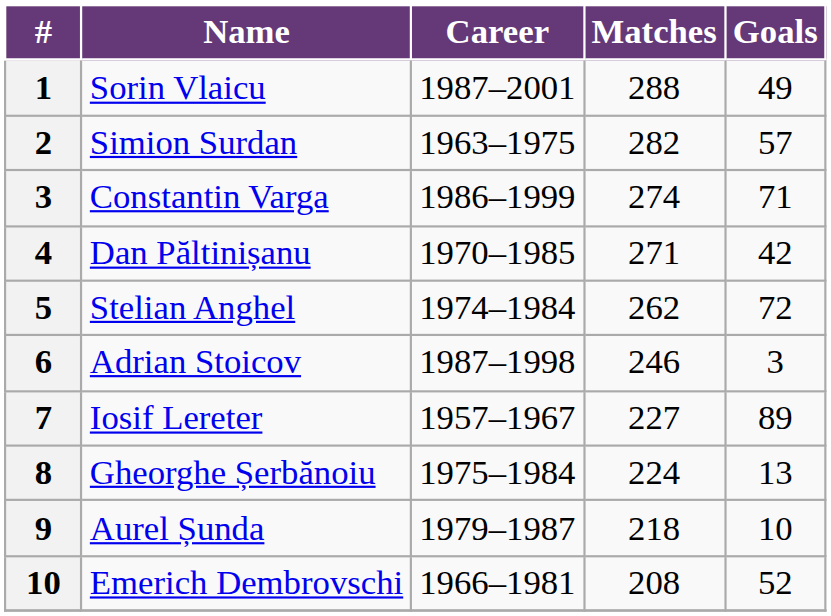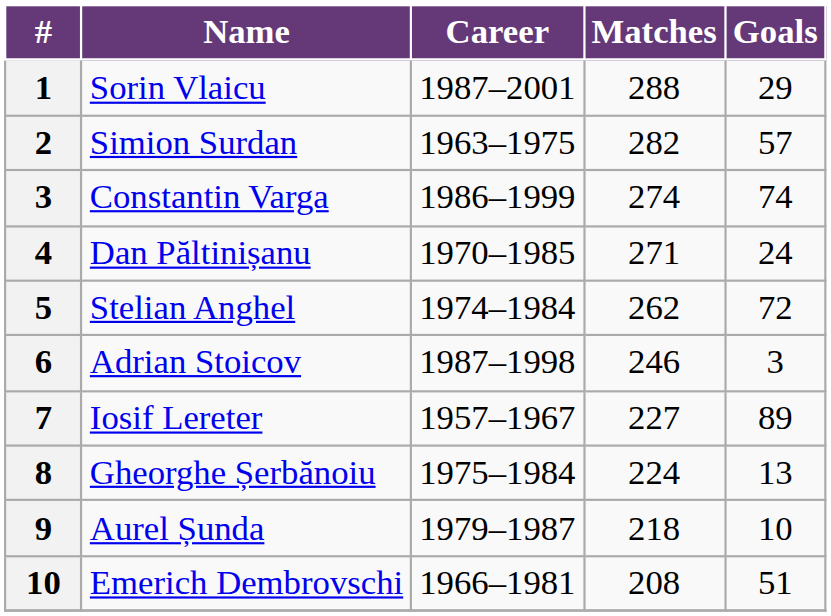(775, 87) 49 -> (775, 87) 29
(775, 197) 71 -> (775, 197) 74
(775, 252) 42 -> (775, 252) 24
(775, 582) 52 -> (775, 582) 51
